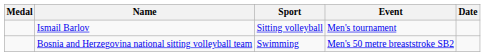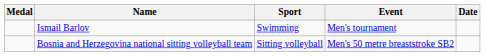(290, 28) Sitting volleyball -> (278, 28) Swimming
(278, 44) Swimming -> (290, 44) Sitting volleyball
